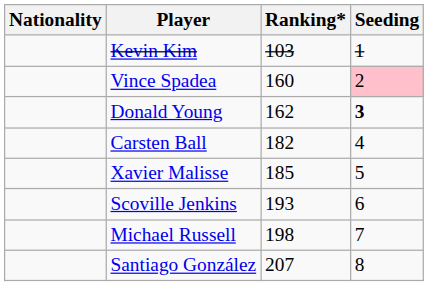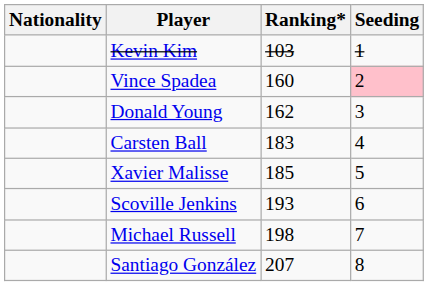(360, 111) bold -> (360, 111) normal
(280, 142) 182 -> (280, 142) 183
